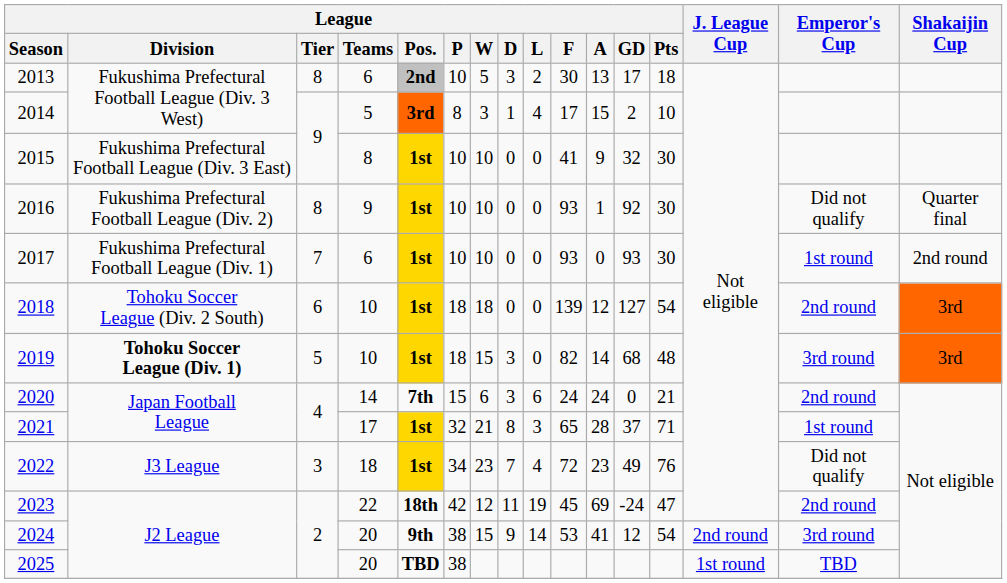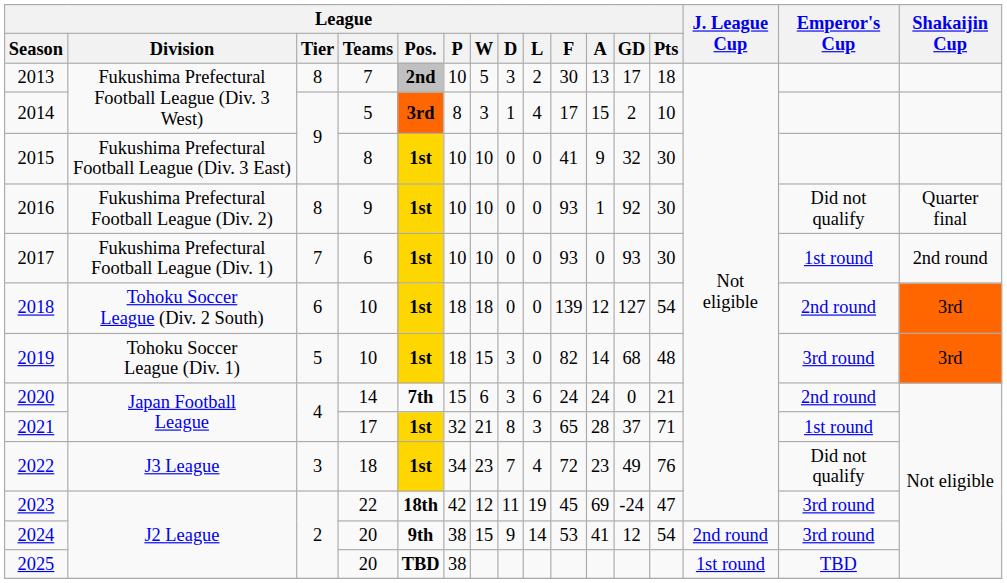(368, 77) 6 -> (368, 77) 7
(182, 357) bold -> (182, 357) normal
(838, 505) 2nd round -> (838, 505) 3rd round
